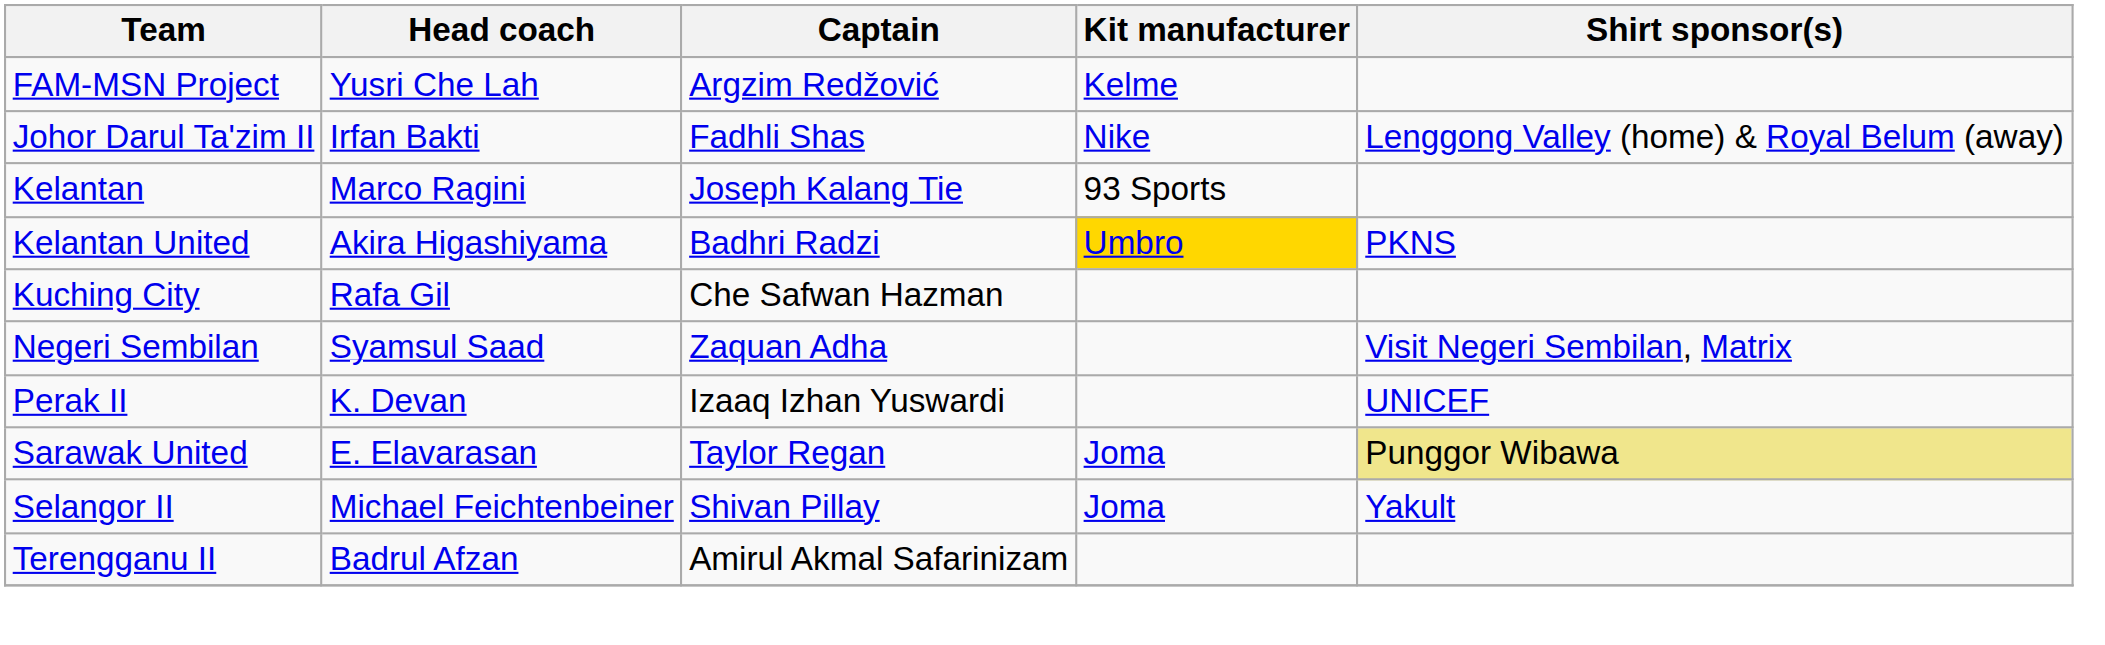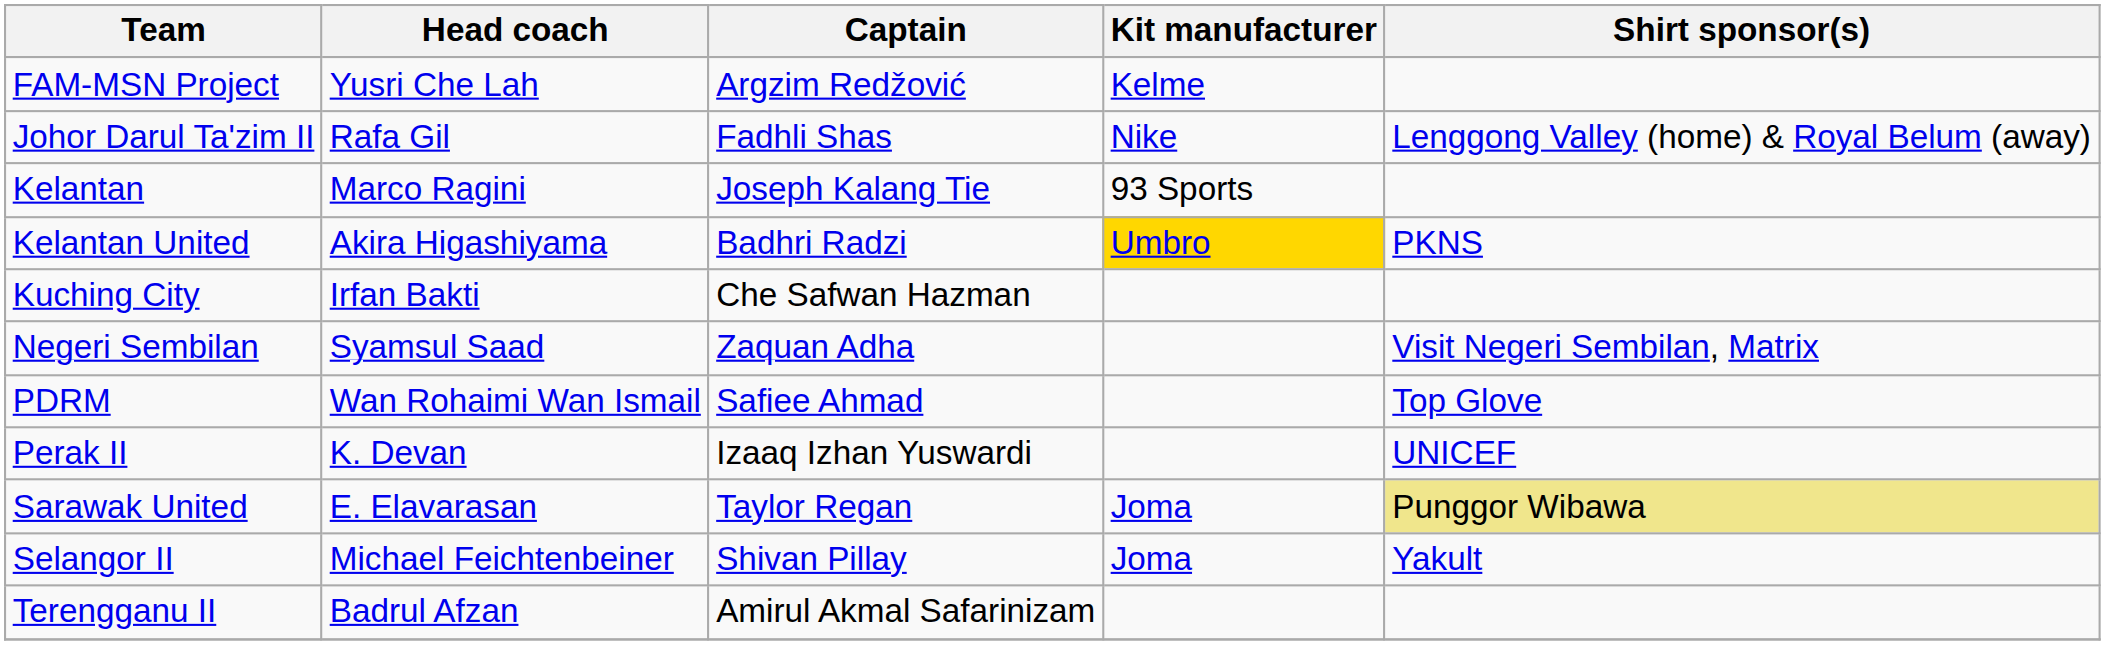(405, 136) Irfan Bakti -> (390, 136) Rafa Gil
(390, 294) Rafa Gil -> (405, 294) Irfan Bakti
+ row: (62, 400)
